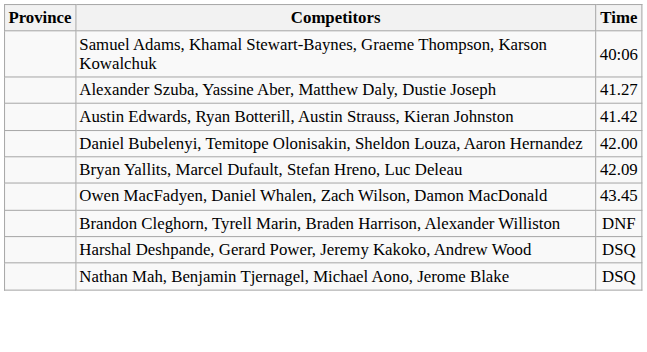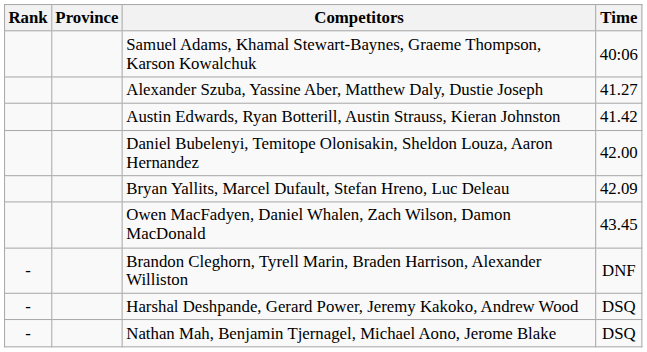+ column: (28, 17)
